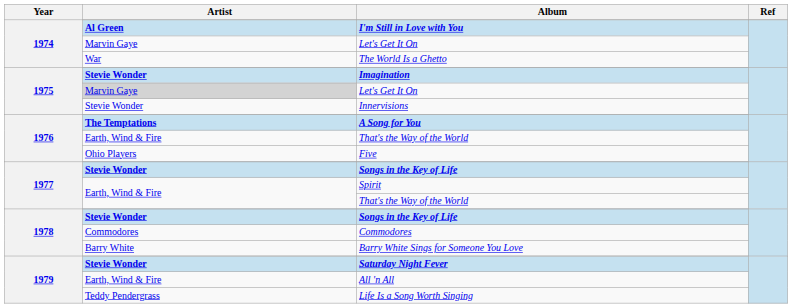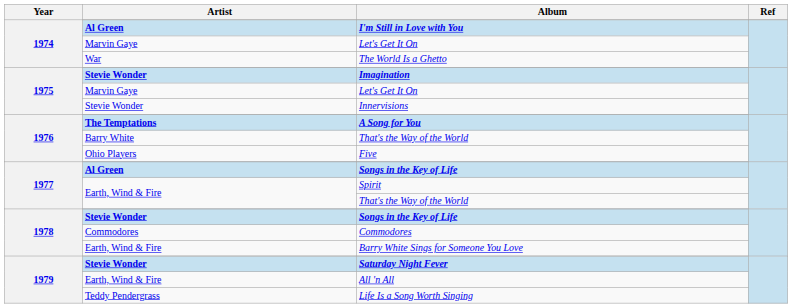(111, 91) lightgrey background -> (111, 91) no background
(123, 138) Earth, Wind & Fire -> (109, 138) Barry White
(116, 169) Stevie Wonder -> (104, 169) Al Green
(109, 248) Barry White -> (123, 248) Earth, Wind & Fire
